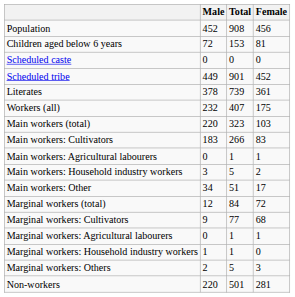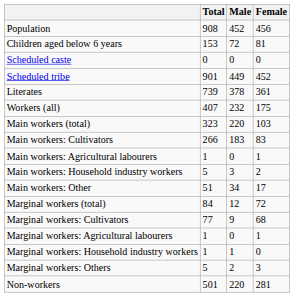columns swapped: (240, 12) <-> (214, 12)
